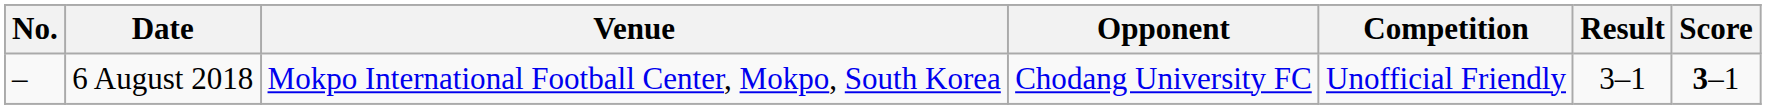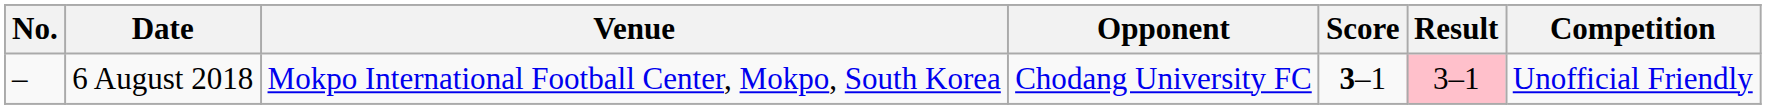columns swapped: (1716, 29) <-> (1446, 29)
(1623, 78) no background -> (1456, 78) pink background
